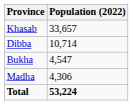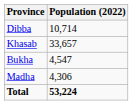rows swapped: (22, 28) <-> (19, 44)
